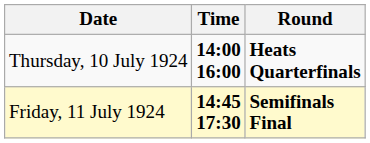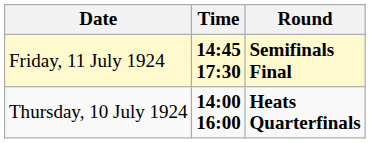rows swapped: (98, 60) <-> (87, 112)
